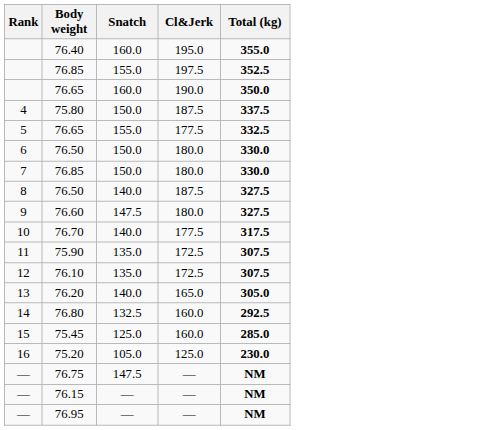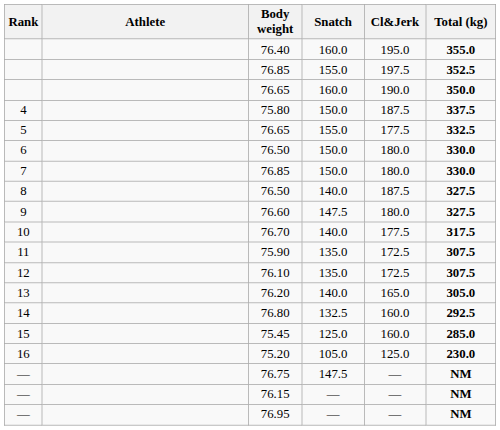+ column: (145, 21)
